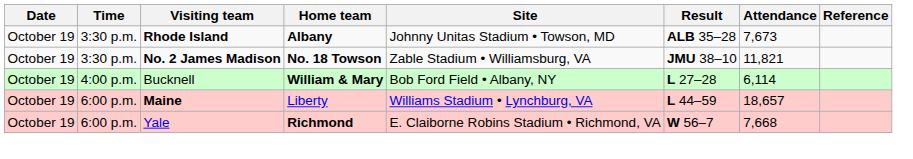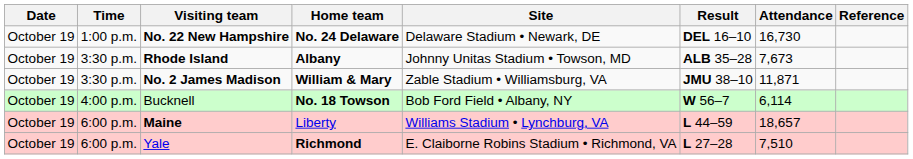+ row: (216, 37)
(334, 58) No. 18 Towson -> (343, 80) William & Mary
(763, 58) 11,821 -> (779, 80) 11,871
(335, 80) William & Mary -> (343, 101) No. 18 Towson
(692, 80) L 27–28 -> (706, 101) W 56–7
(690, 122) W 56–7 -> (708, 144) L 27–28
(760, 122) 7,668 -> (776, 144) 7,510
